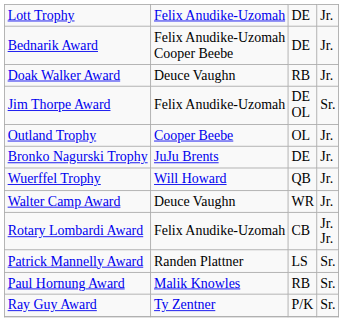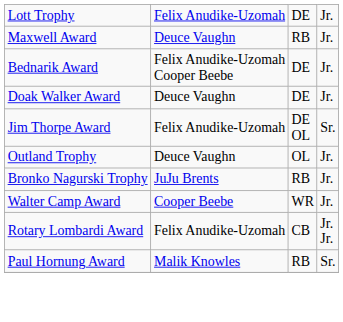+ row: (52, 37)
(301, 75) RB -> (301, 97) DE
(194, 135) Cooper Beebe -> (195, 157) Deuce Vaughn
(301, 157) DE -> (301, 179) RB
- row: (54, 179)
(195, 201) Deuce Vaughn -> (194, 201) Cooper Beebe
- row: (75, 261)
- row: (52, 305)
